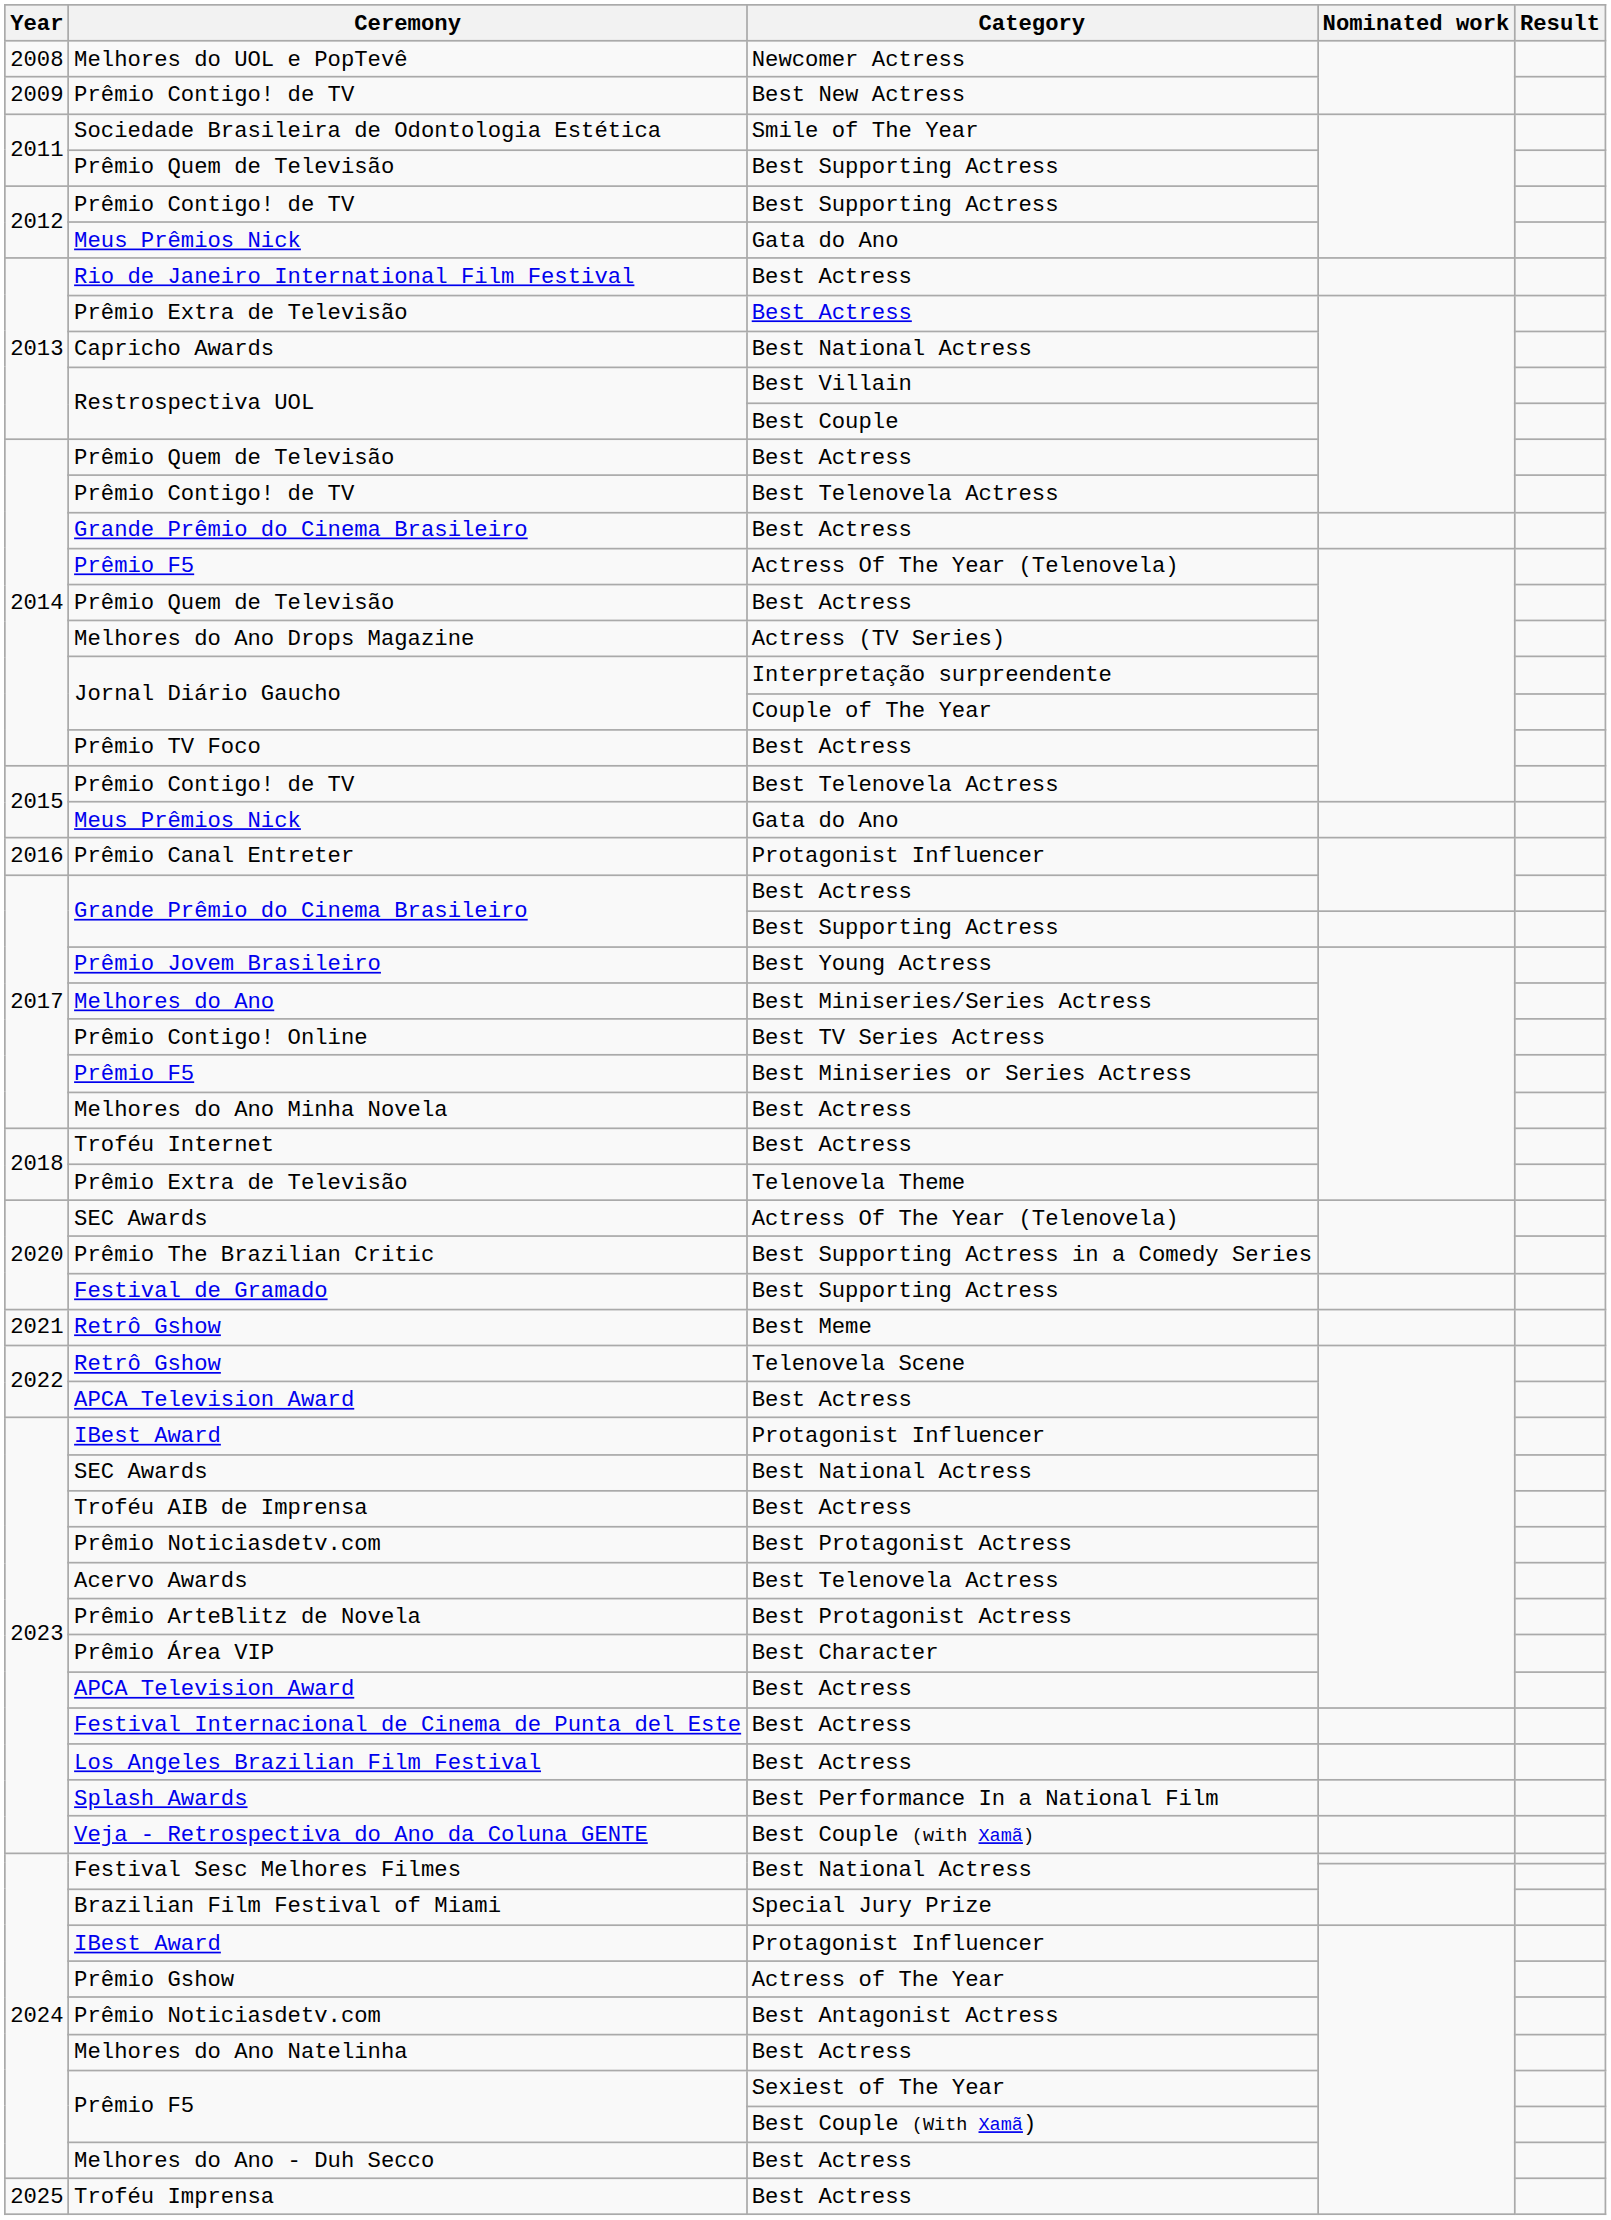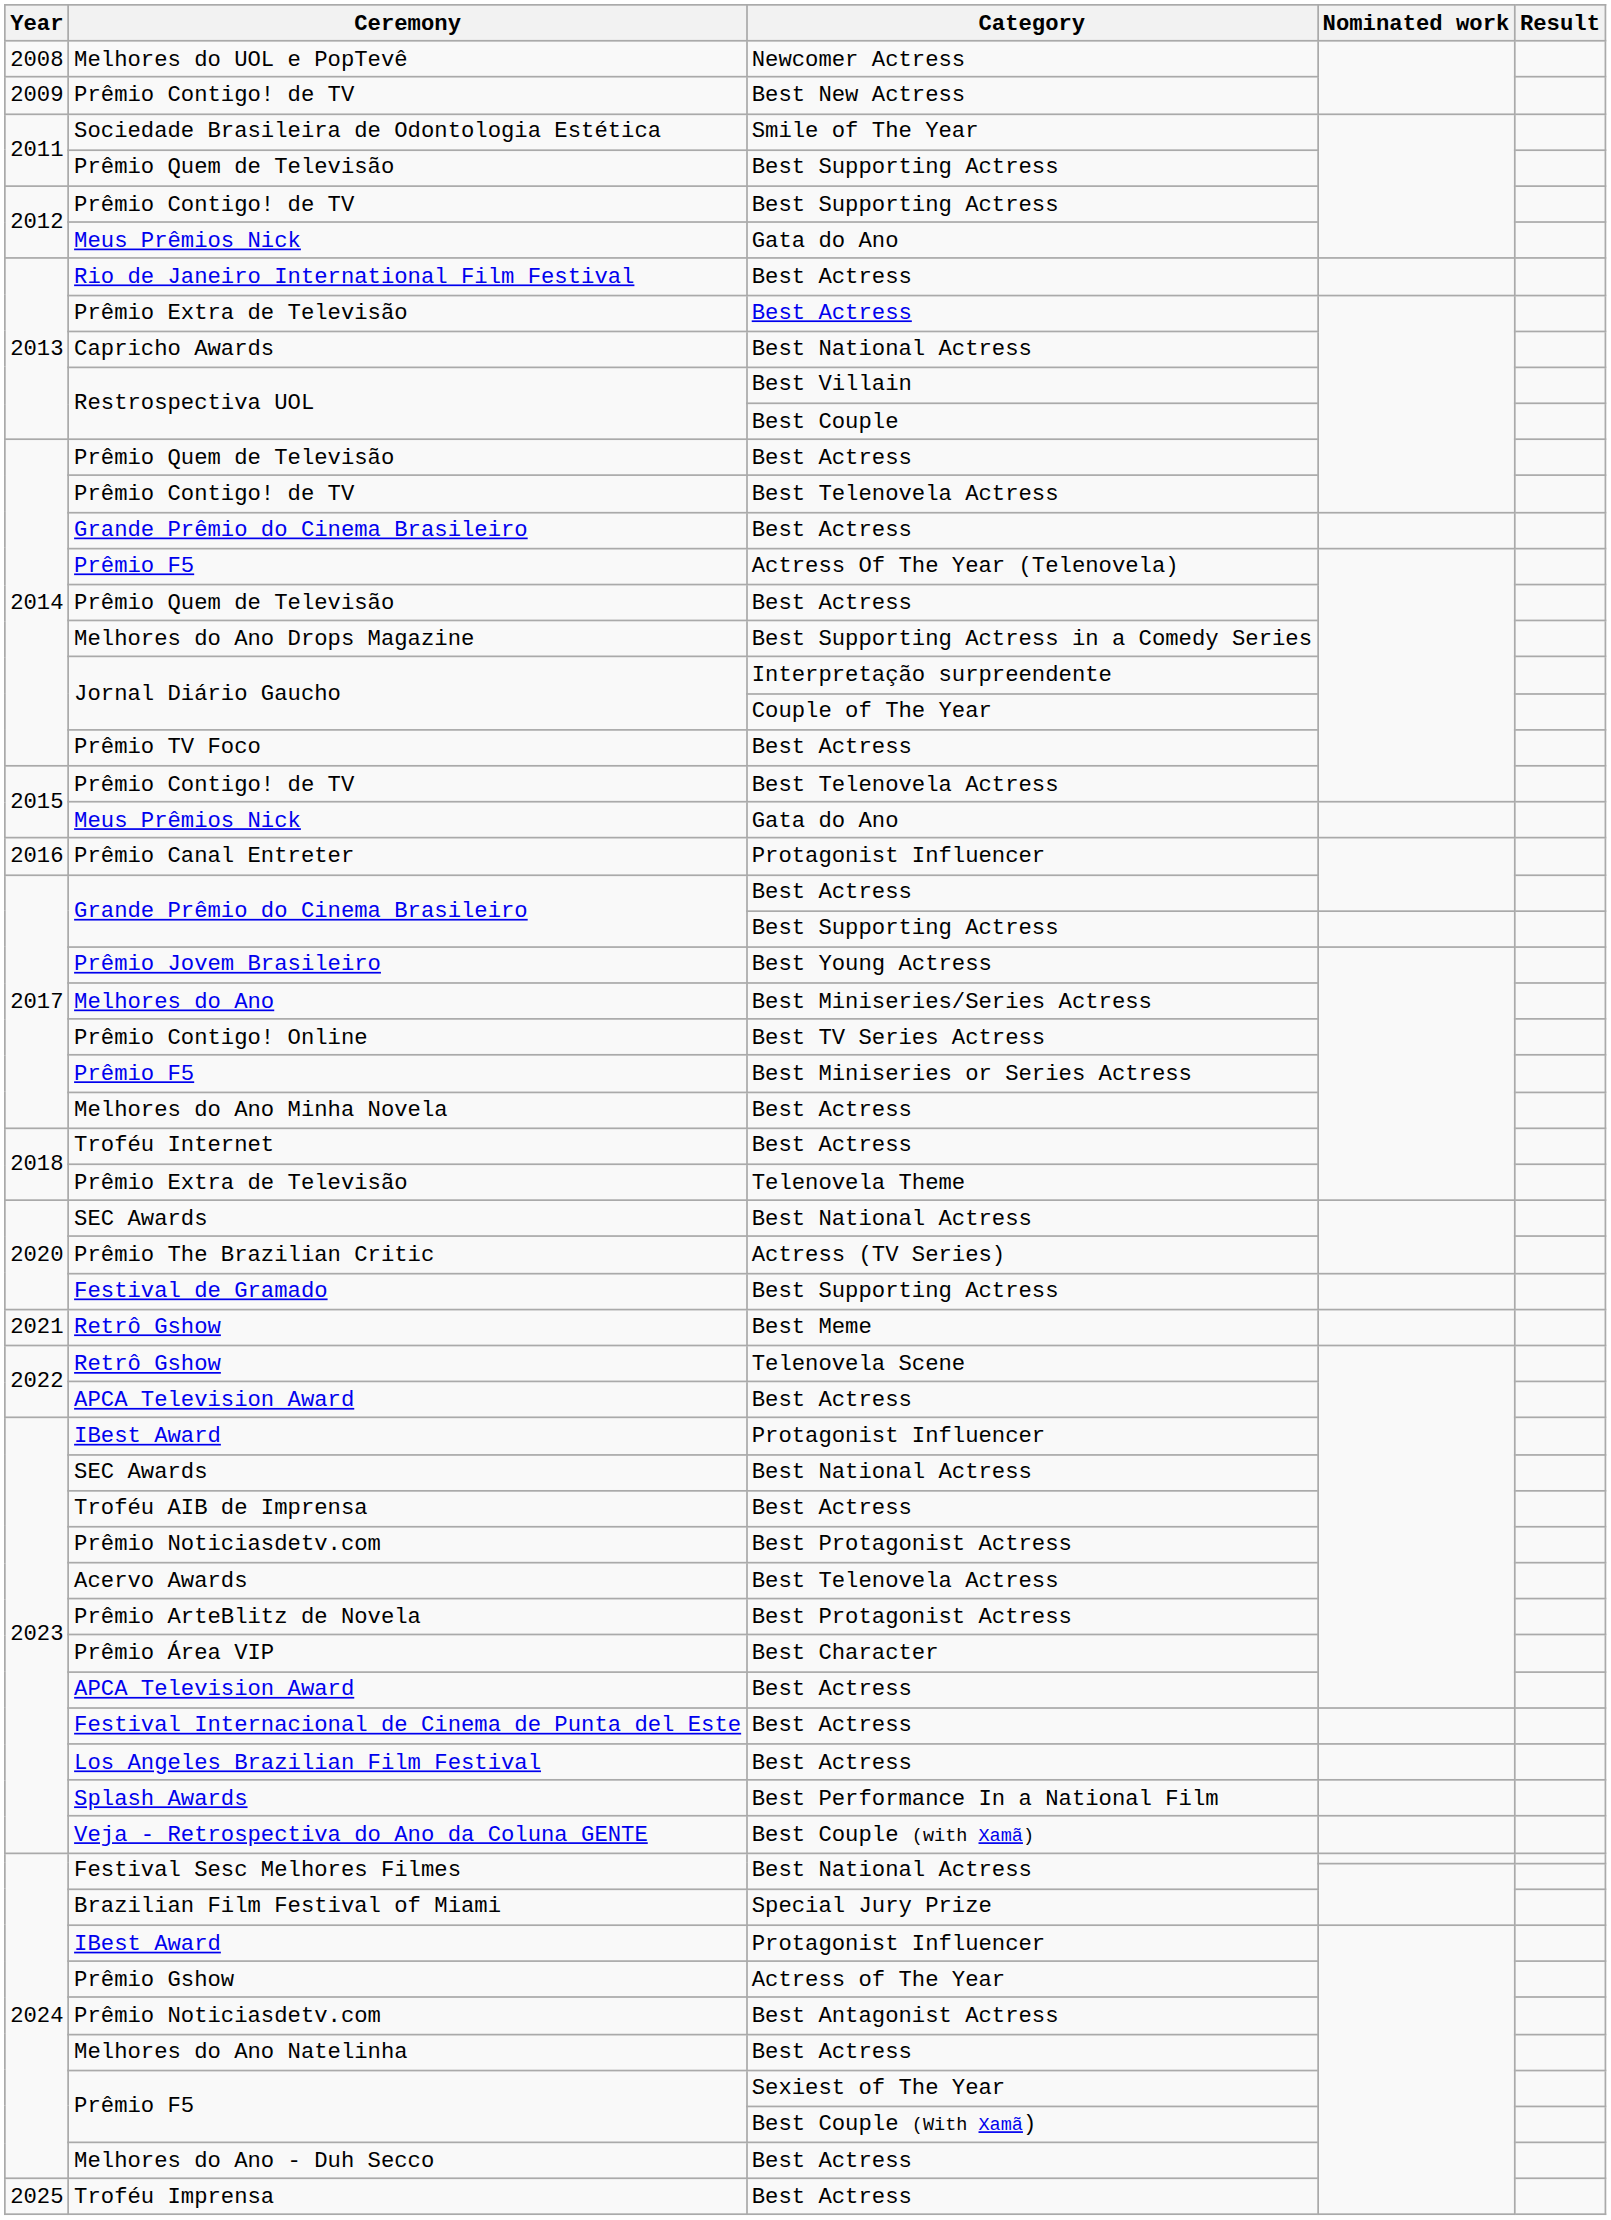(878, 639) Actress (TV Series) -> (1032, 639) Best Supporting Actress in a Comedy Series
(965, 1219) Actress Of The Year (Telenovela) -> (892, 1219) Best National Actress
(1032, 1255) Best Supporting Actress in a Comedy Series -> (878, 1255) Actress (TV Series)
